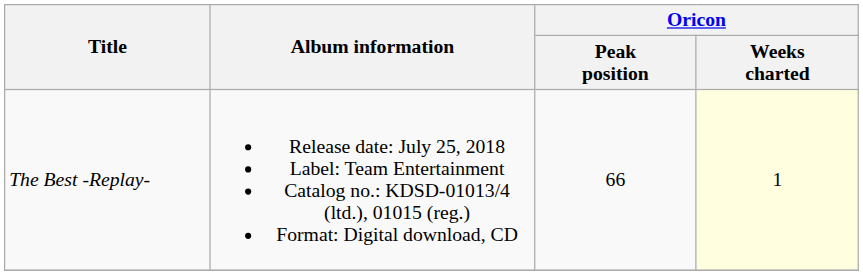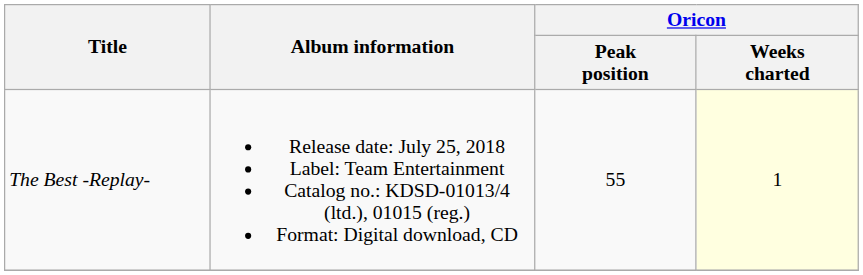(615, 179) 66 -> (615, 179) 55
